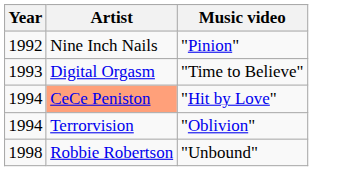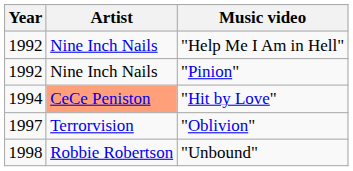+ row: (263, 44)
- row: (242, 71)
(25, 125) 1994 -> (25, 125) 1997
